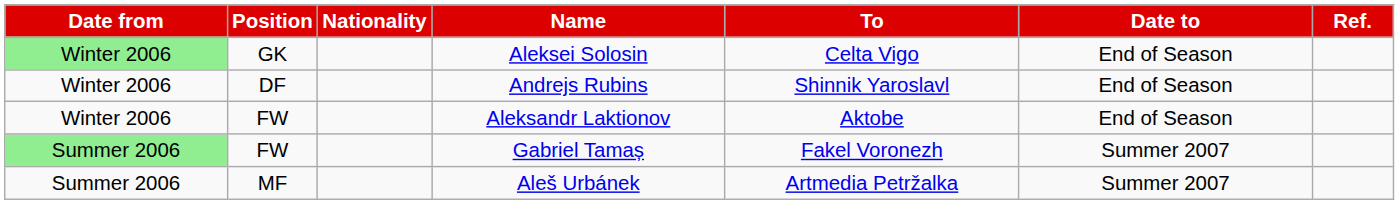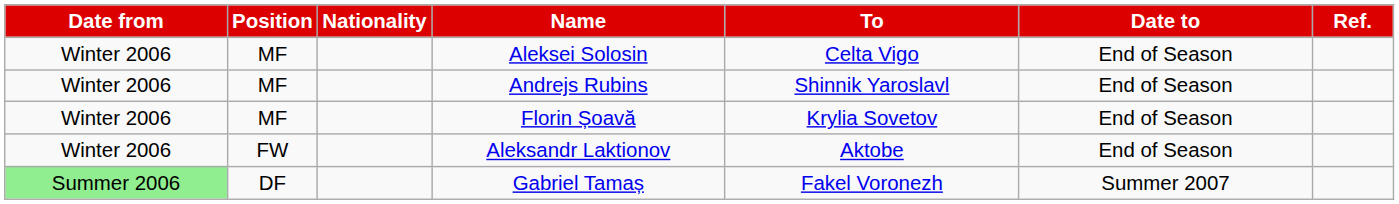(116, 54) lightgreen background -> (116, 54) no background
(272, 54) GK -> (272, 54) MF
(272, 86) DF -> (272, 86) MF
+ row: (578, 118)
(272, 150) FW -> (272, 183) DF
- row: (578, 183)
